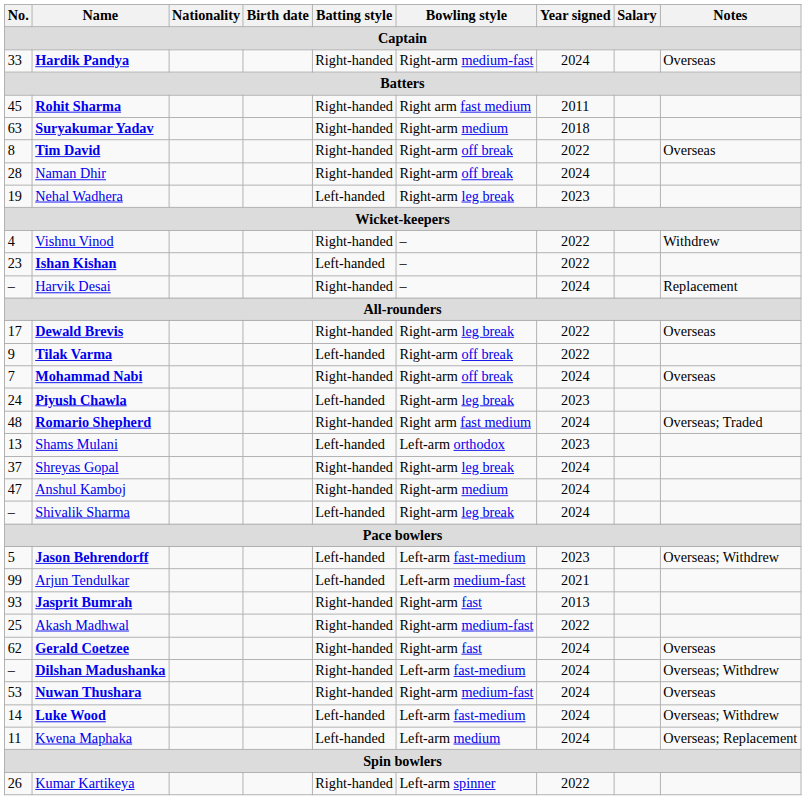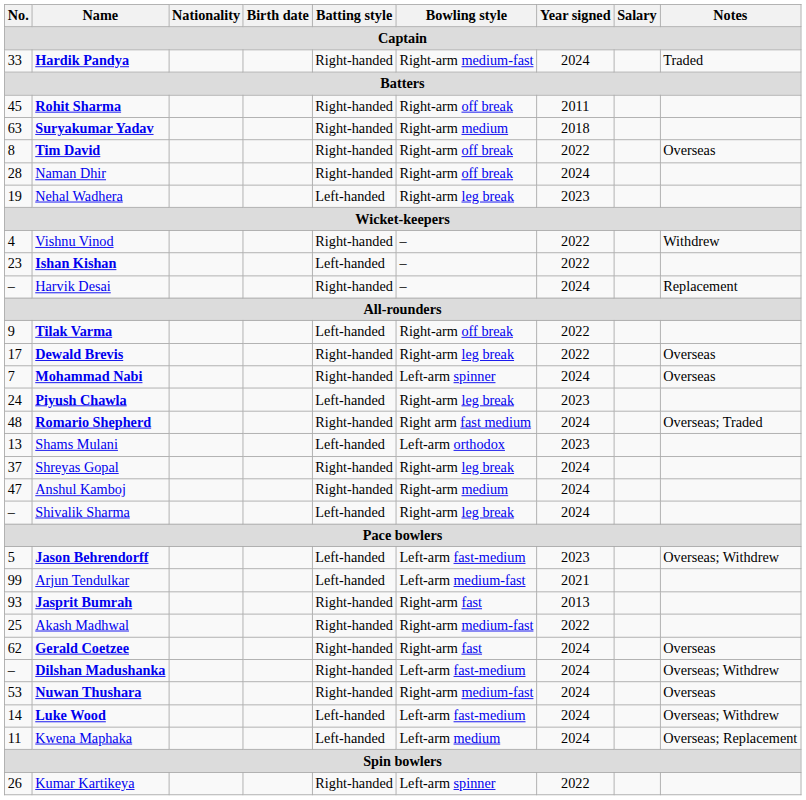(689, 60) Overseas -> (683, 60) Traded
(465, 106) Right arm fast medium -> (456, 106) Right-arm off break
rows swapped: (74, 354) <-> (79, 331)
(456, 377) Right-arm off break -> (447, 377) Left-arm spinner
